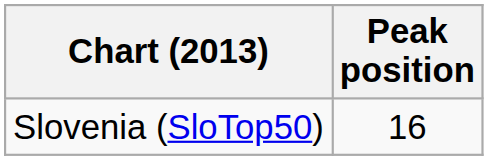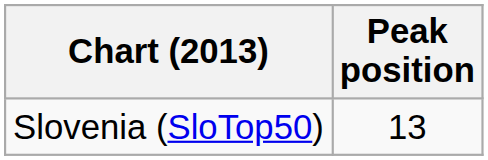(407, 126) 16 -> (407, 126) 13
